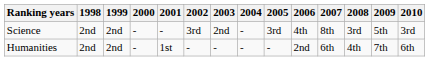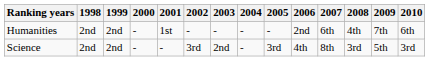rows swapped: (24, 30) <-> (32, 47)
